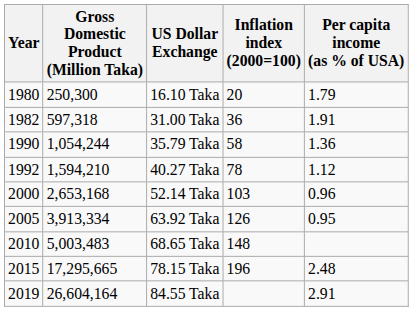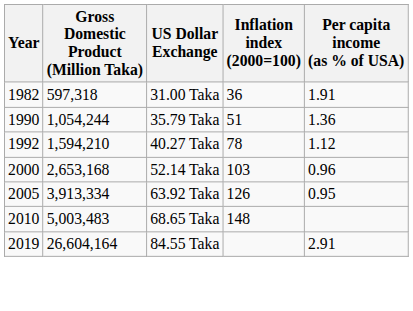- row: (185, 94)
(234, 144) 58 -> (234, 119) 51
- row: (185, 268)
